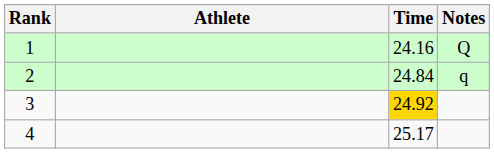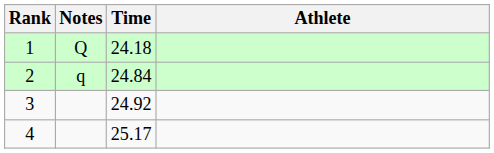columns swapped: (222, 18) <-> (464, 18)
(413, 47) 24.16 -> (131, 47) 24.18
(413, 104) gold background -> (131, 104) no background
